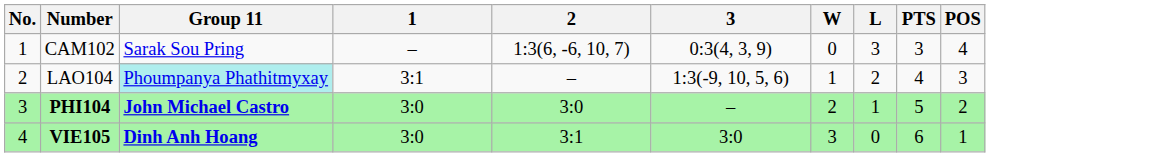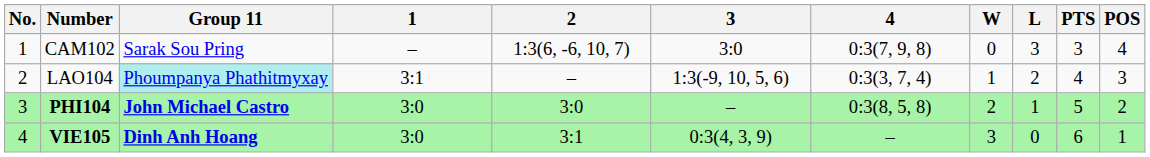+ column: (890, 19)
(731, 48) 0:3(4, 3, 9) -> (731, 48) 3:0
(731, 136) 3:0 -> (731, 136) 0:3(4, 3, 9)
